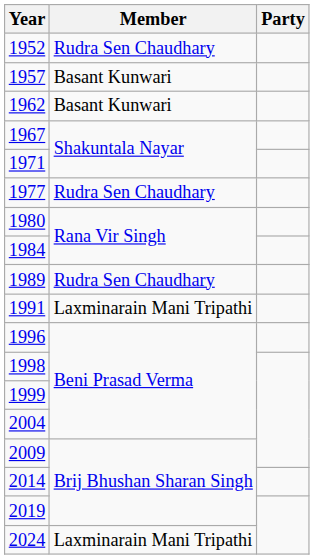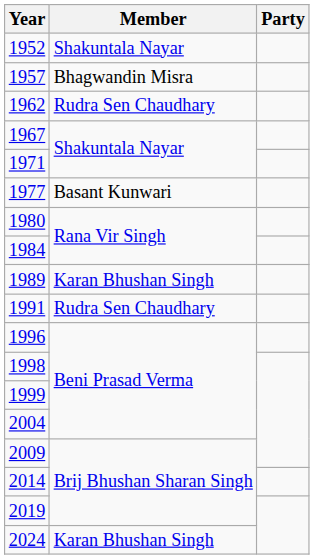(134, 47) Rudra Sen Chaudhary -> (119, 47) Shakuntala Nayar
(113, 76) Basant Kunwari -> (123, 76) Bhagwandin Misra
(113, 105) Basant Kunwari -> (134, 105) Rudra Sen Chaudhary
(134, 192) Rudra Sen Chaudhary -> (113, 192) Basant Kunwari
(134, 279) Rudra Sen Chaudhary -> (134, 279) Karan Bhushan Singh
(153, 308) Laxminarain Mani Tripathi -> (134, 308) Rudra Sen Chaudhary
(153, 539) Laxminarain Mani Tripathi -> (134, 539) Karan Bhushan Singh
